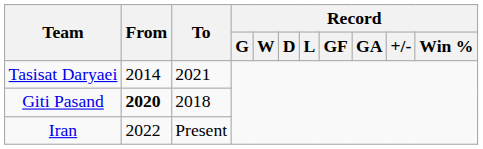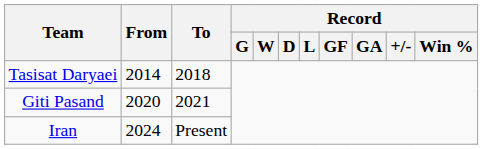(193, 74) 2021 -> (193, 74) 2018
(143, 102) bold -> (143, 102) normal
(193, 102) 2018 -> (193, 102) 2021
(143, 130) 2022 -> (143, 130) 2024
